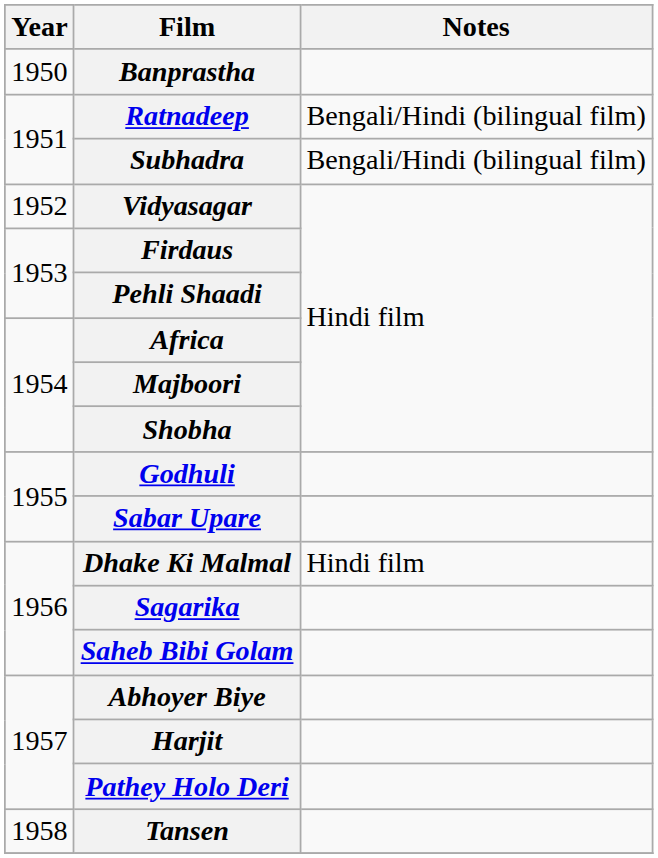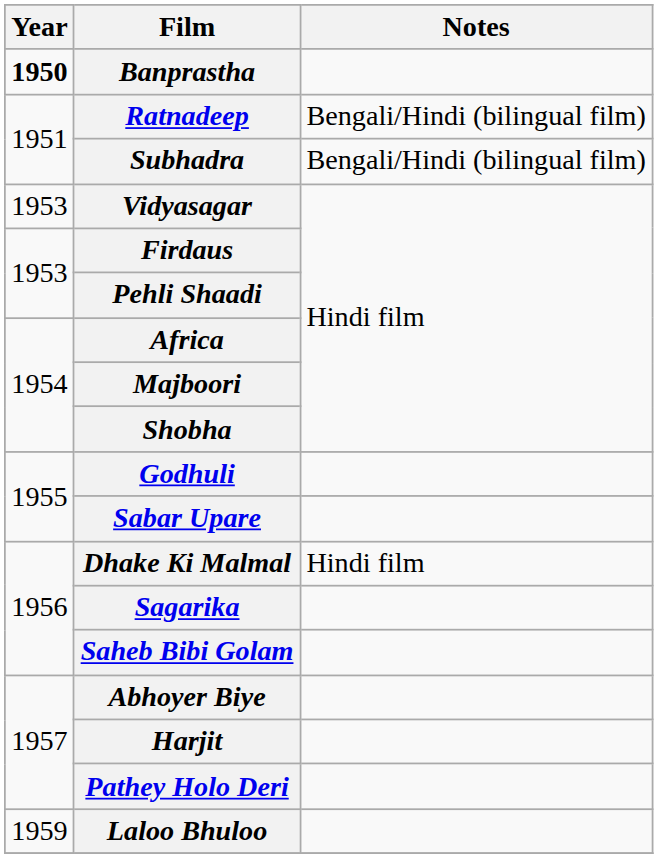(40, 71) normal -> (40, 71) bold
(40, 205) 1952 -> (40, 205) 1953
- row: (187, 830)
+ row: (187, 830)
